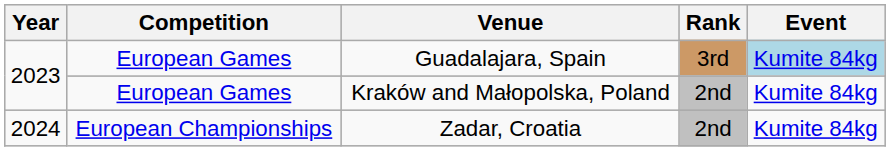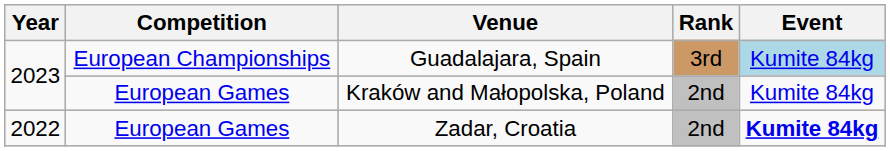(204, 58) European Games -> (202, 58) European Championships
(36, 129) 2024 -> (35, 129) 2022
(204, 129) European Championships -> (202, 129) European Games
(816, 129) normal -> (812, 129) bold
